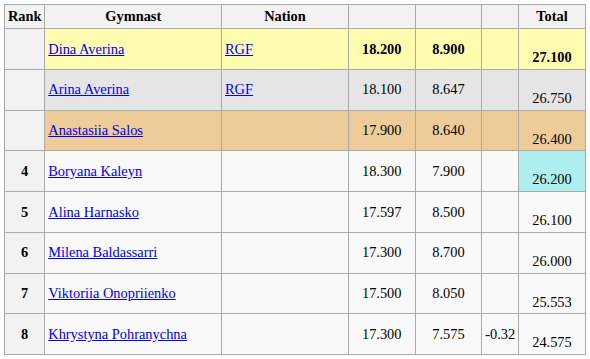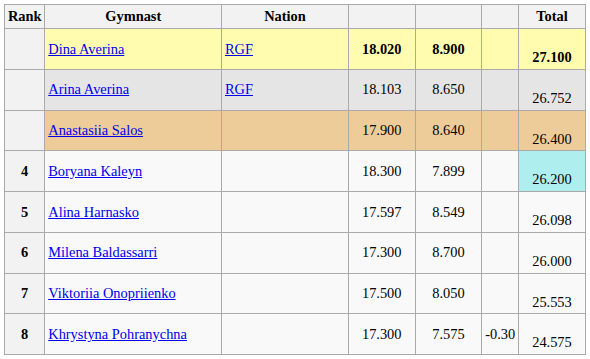(382, 49) 18.200 -> (382, 49) 18.020
(382, 89) 18.100 -> (382, 89) 18.103
(448, 89) 8.647 -> (448, 89) 8.650
(552, 98) 26.750 -> (552, 98) 26.752
(448, 171) 7.900 -> (448, 171) 7.899
(448, 212) 8.500 -> (448, 212) 8.549
(552, 220) 26.100 -> (552, 220) 26.098
(500, 334) -0.32 -> (500, 334) -0.30
